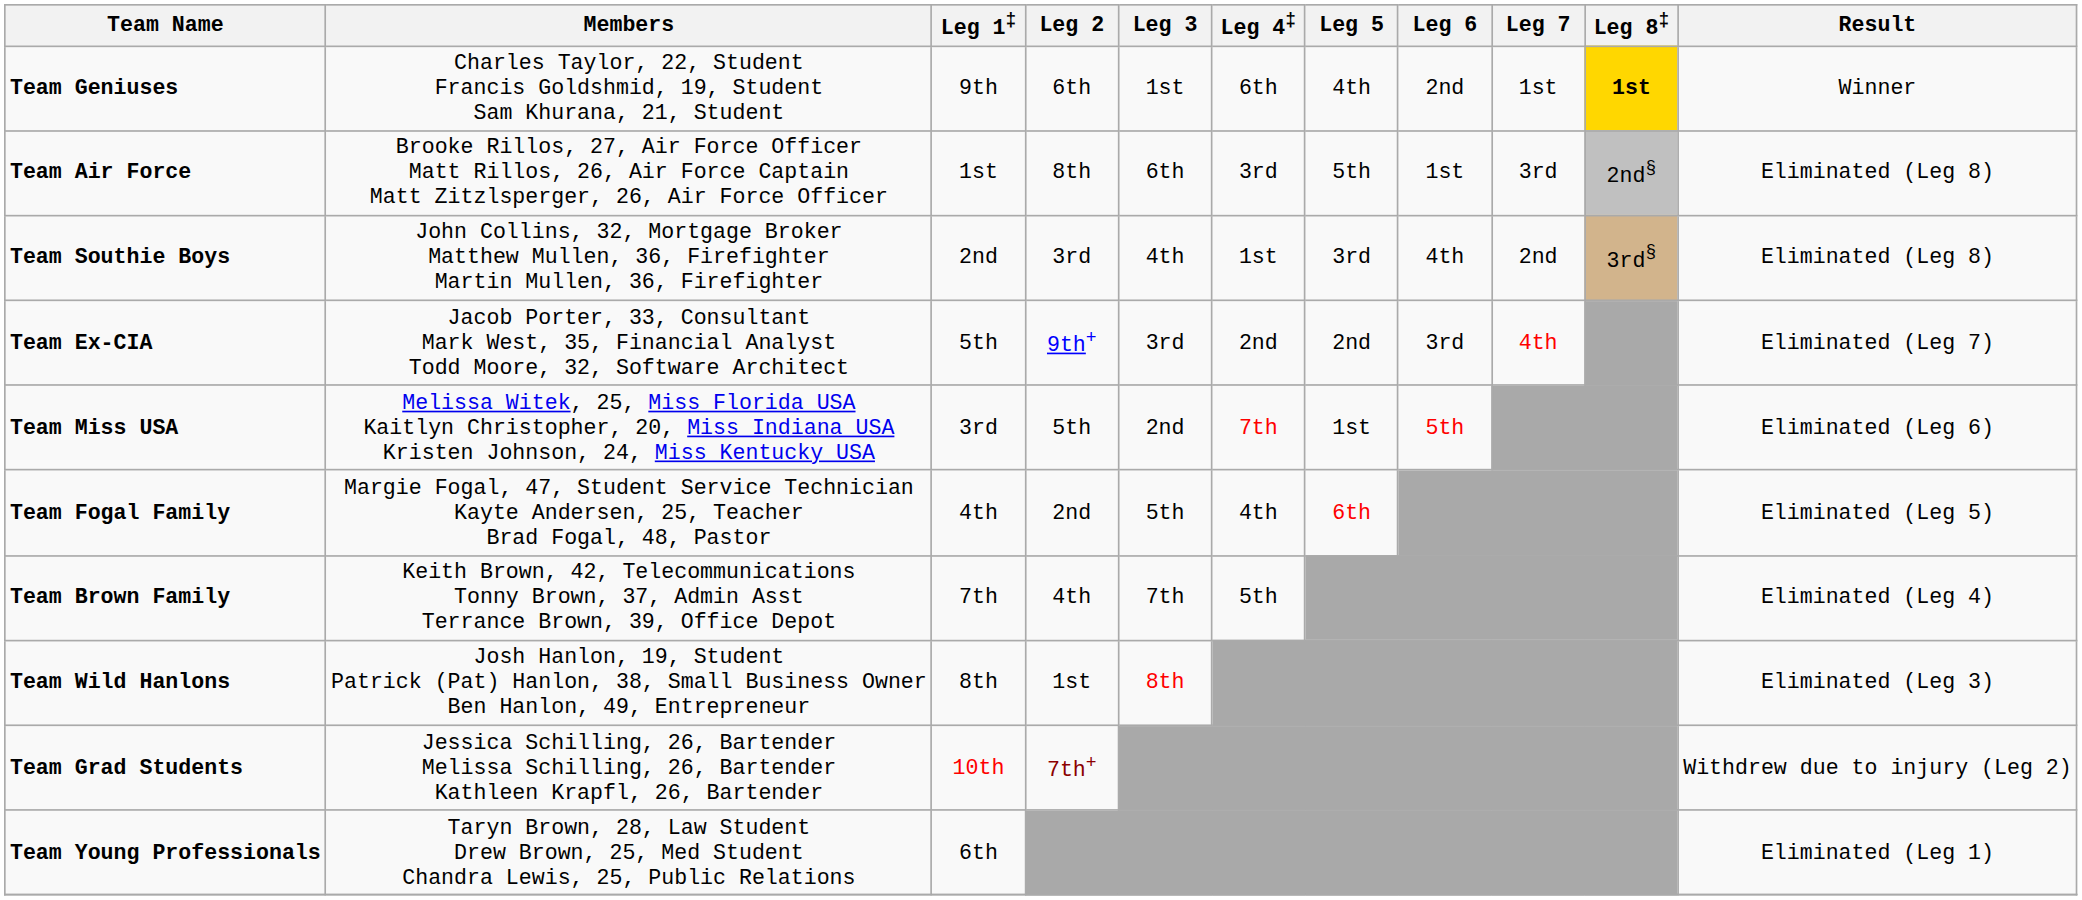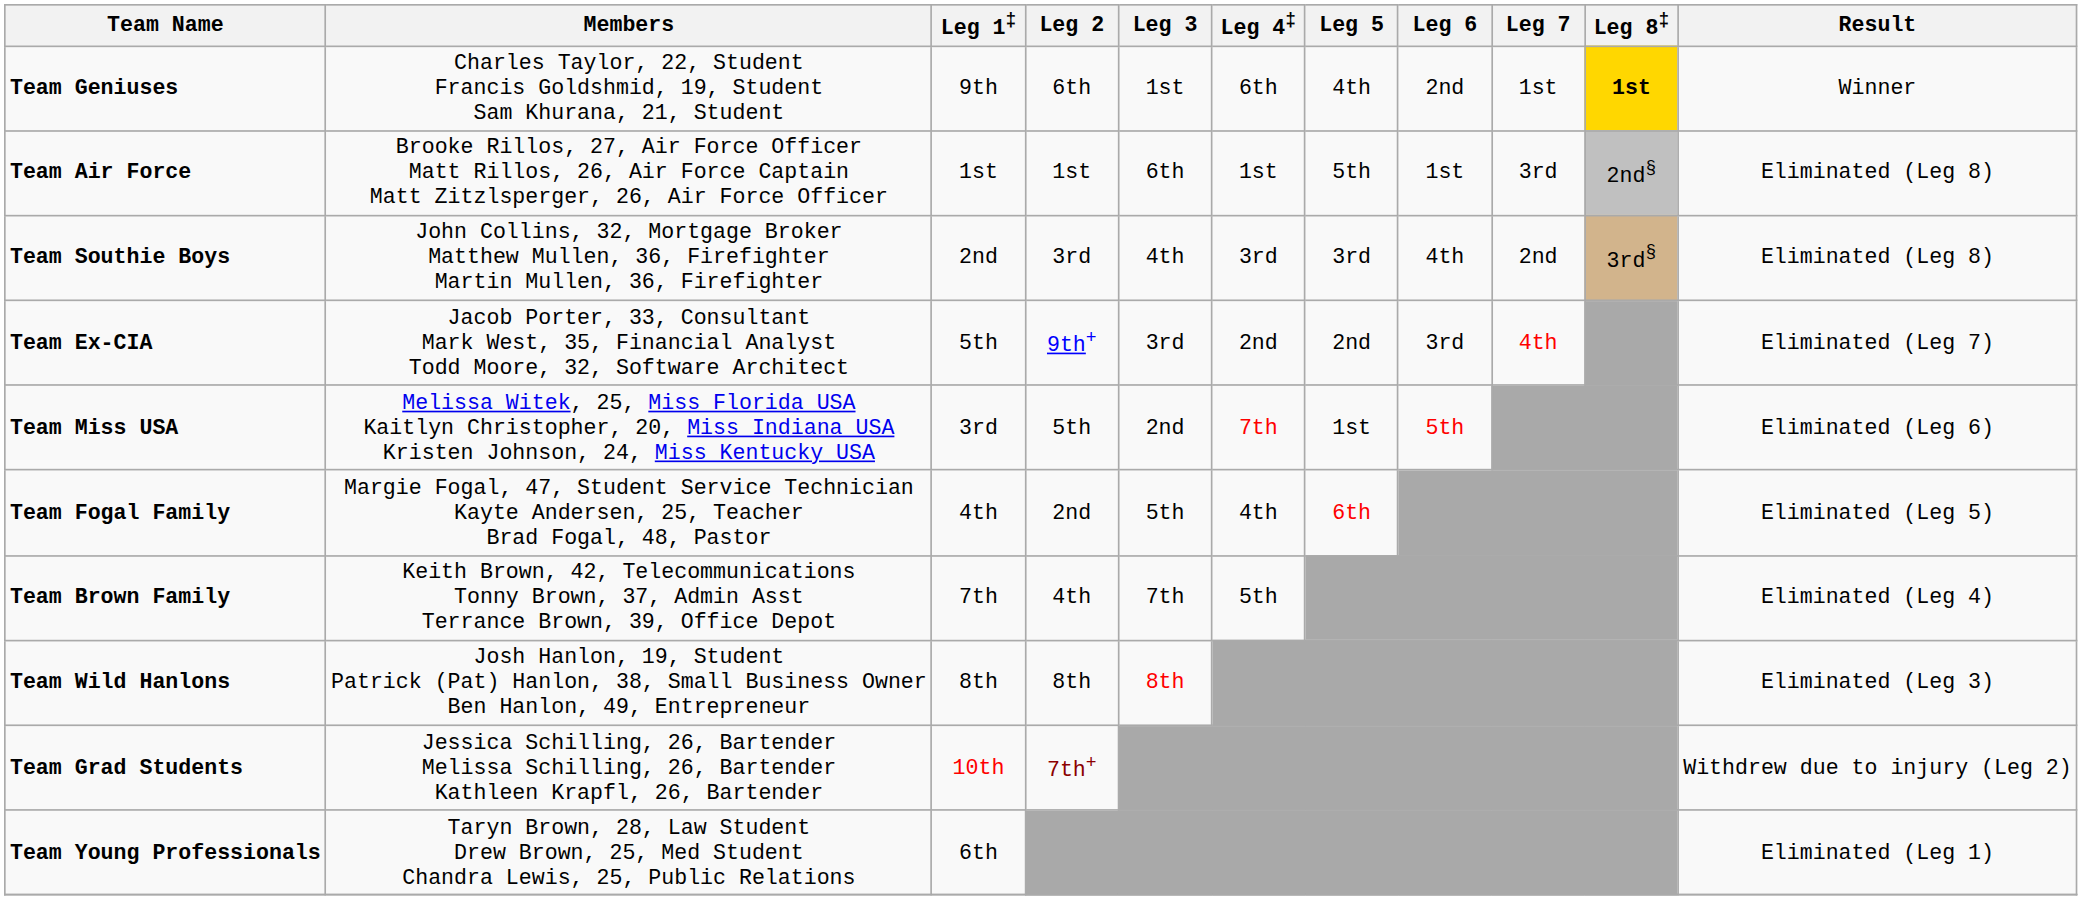(1072, 173) 8th -> (1072, 173) 1st
(1258, 173) 3rd -> (1258, 173) 1st
(1258, 258) 1st -> (1258, 258) 3rd
(1072, 683) 1st -> (1072, 683) 8th
